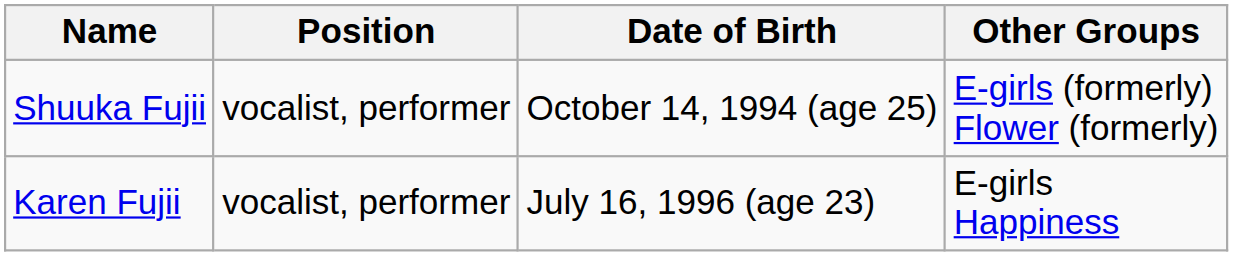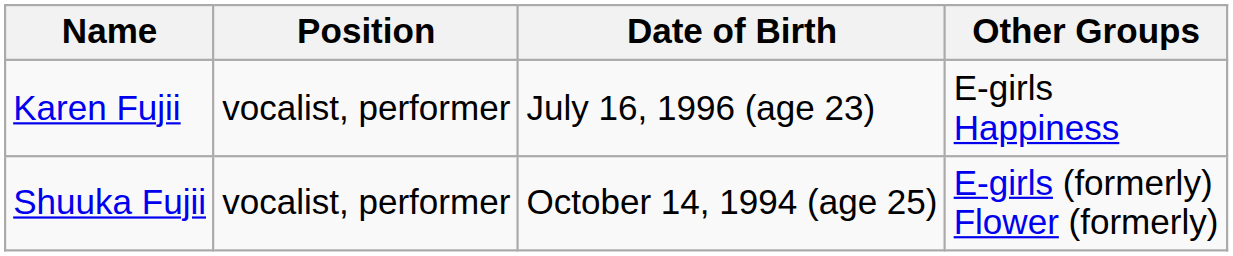rows swapped: (110, 107) <-> (97, 202)
